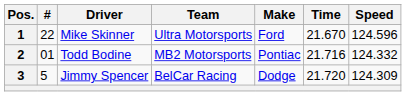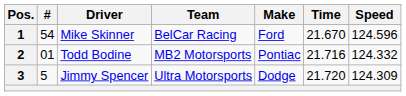(47, 35) 22 -> (47, 35) 54
(203, 35) Ultra Motorsports -> (195, 35) BelCar Racing
(195, 75) BelCar Racing -> (203, 75) Ultra Motorsports
